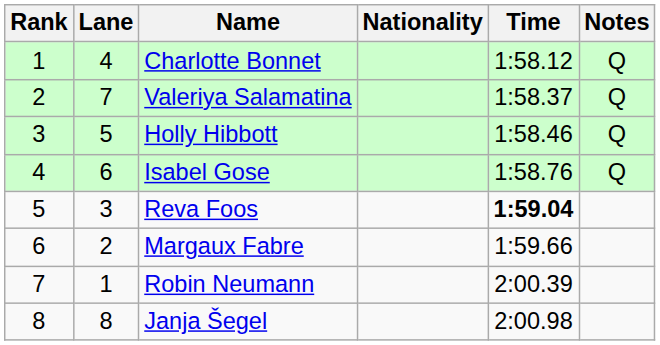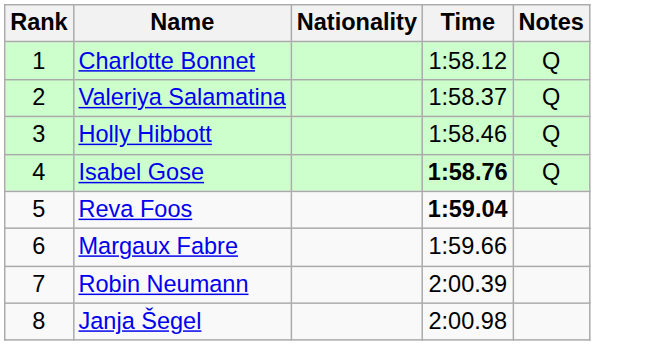- column: (106, 23)
(533, 172) normal -> (468, 172) bold
